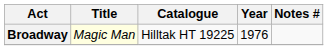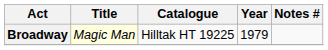(254, 34) 1976 -> (254, 34) 1979
